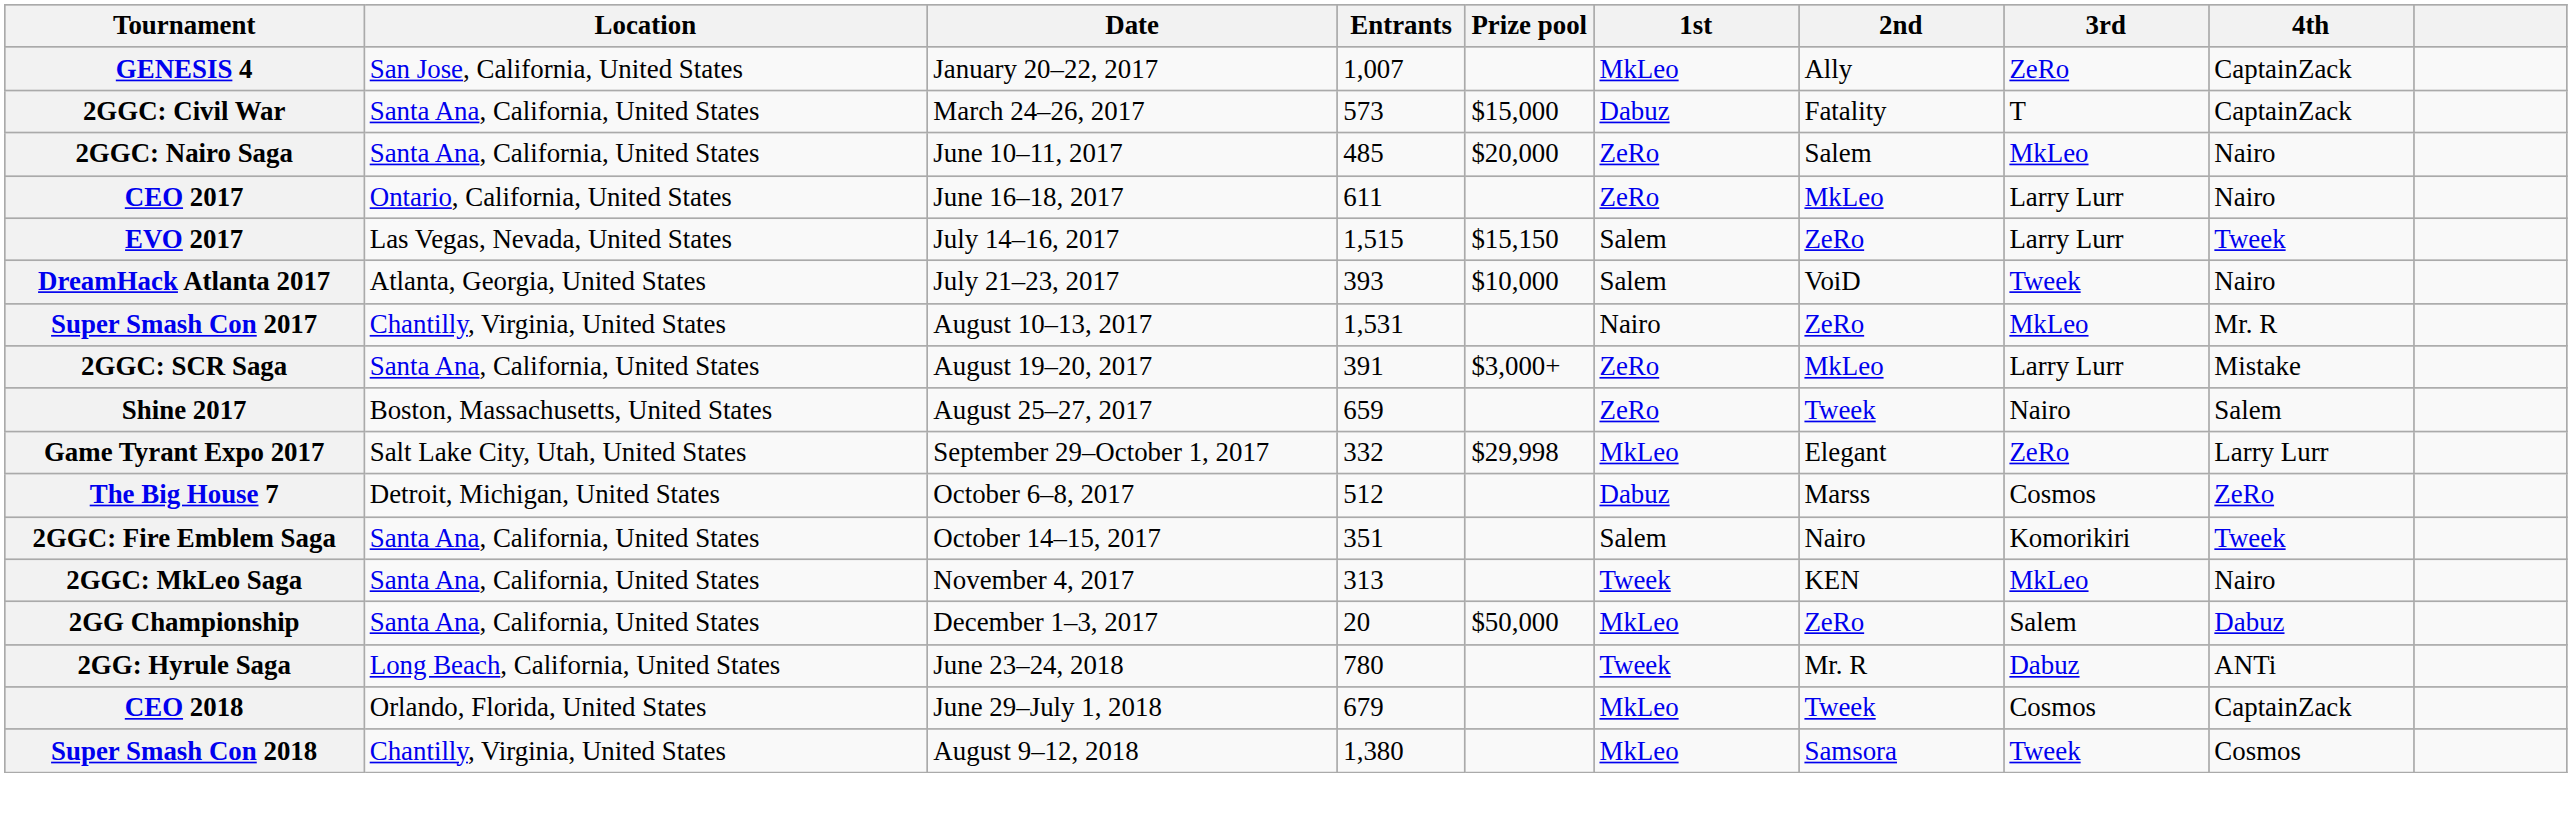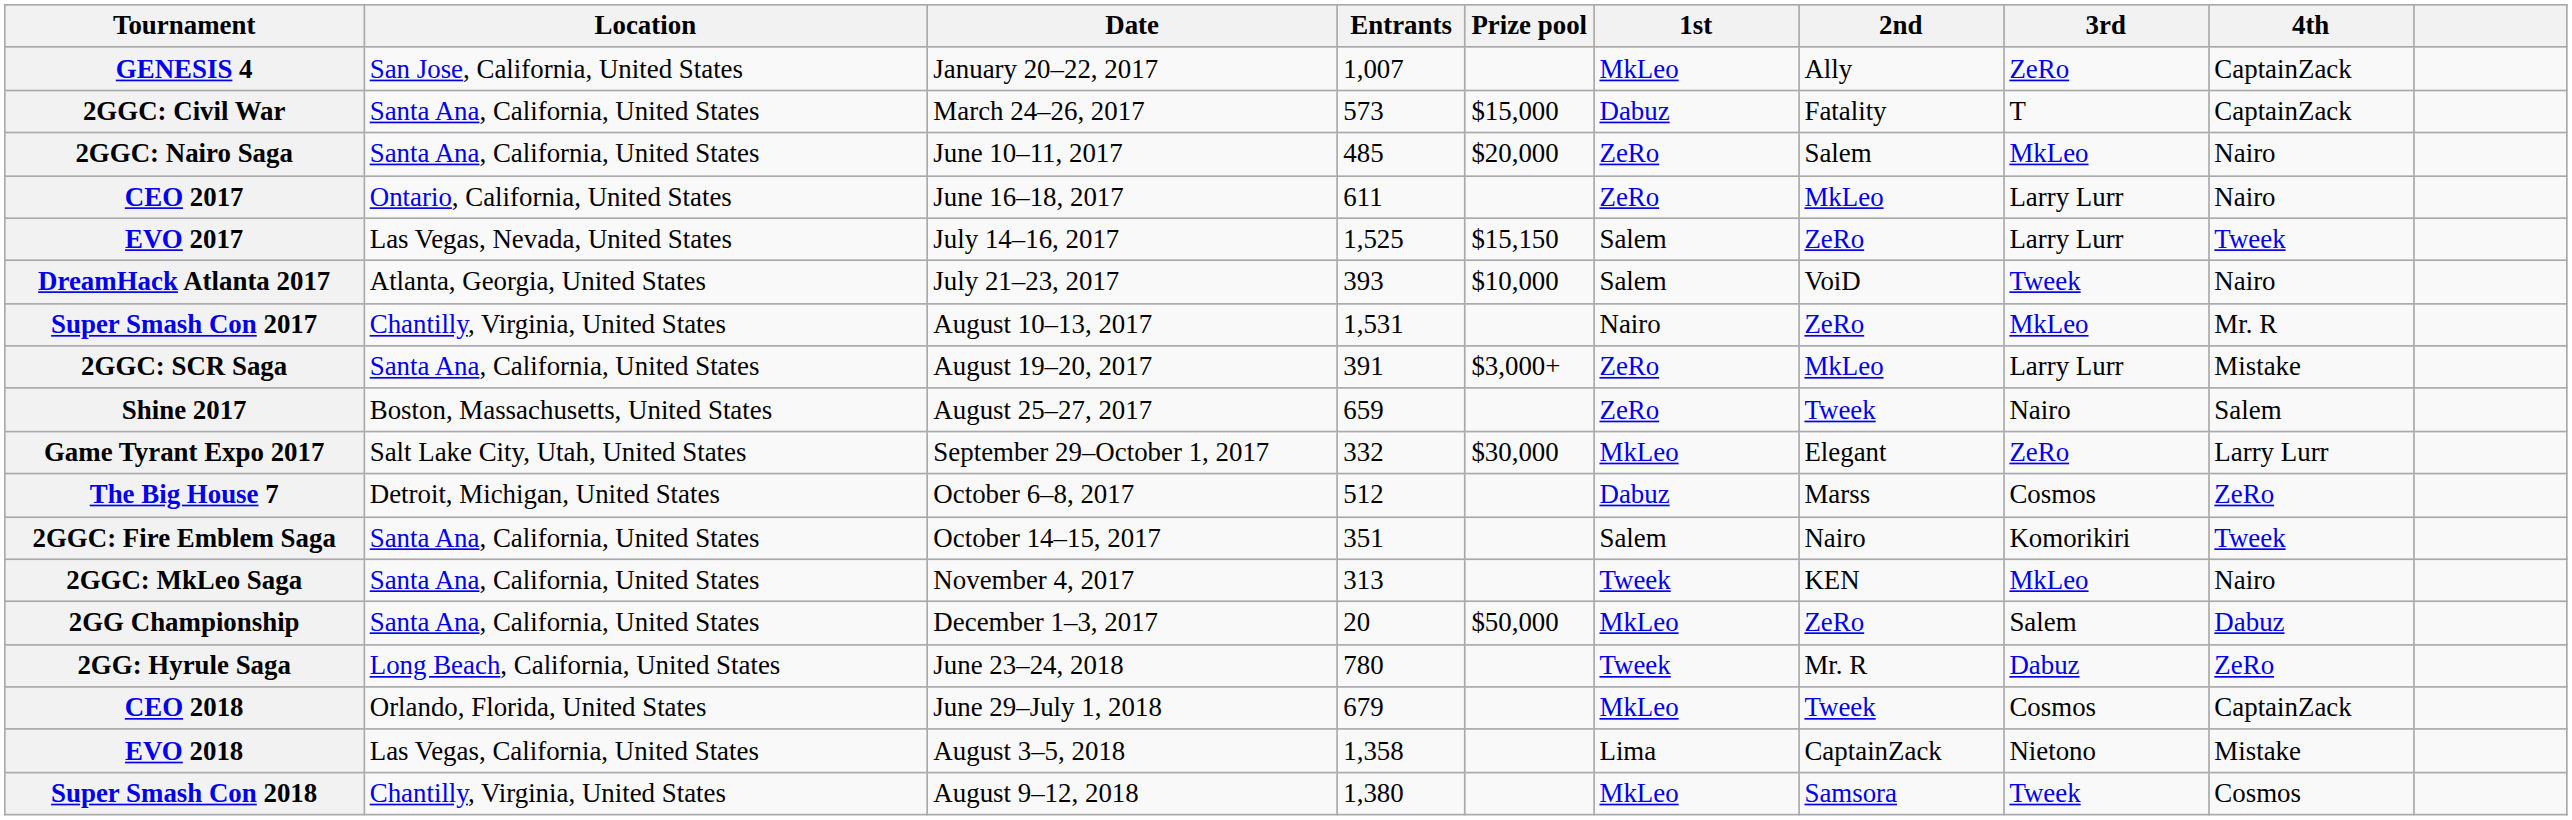(1374, 238) 1,515 -> (1374, 238) 1,525
(1515, 452) $29,998 -> (1515, 452) $30,000
(2245, 665) ANTi -> (2244, 665) ZeRo
+ row: (184, 750)
